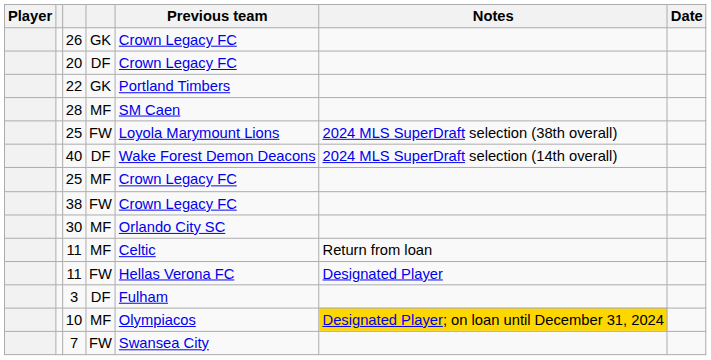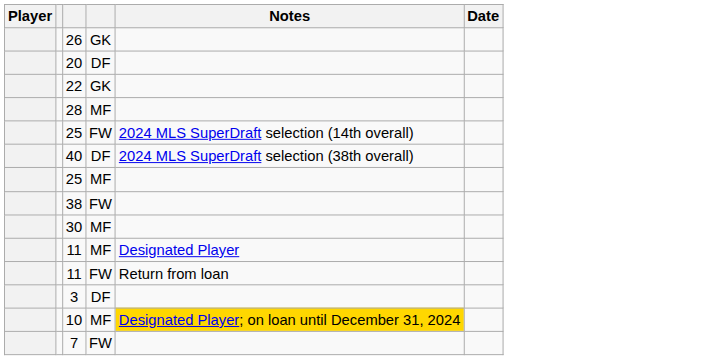- column: (217, 16)
(470, 133) 2024 MLS SuperDraft selection (38th overall) -> (266, 133) 2024 MLS SuperDraft selection (14th overall)
(470, 156) 2024 MLS SuperDraft selection (14th overall) -> (266, 156) 2024 MLS SuperDraft selection (38th overall)
(377, 250) Return from loan -> (179, 250) Designated Player
(383, 273) Designated Player -> (174, 273) Return from loan
